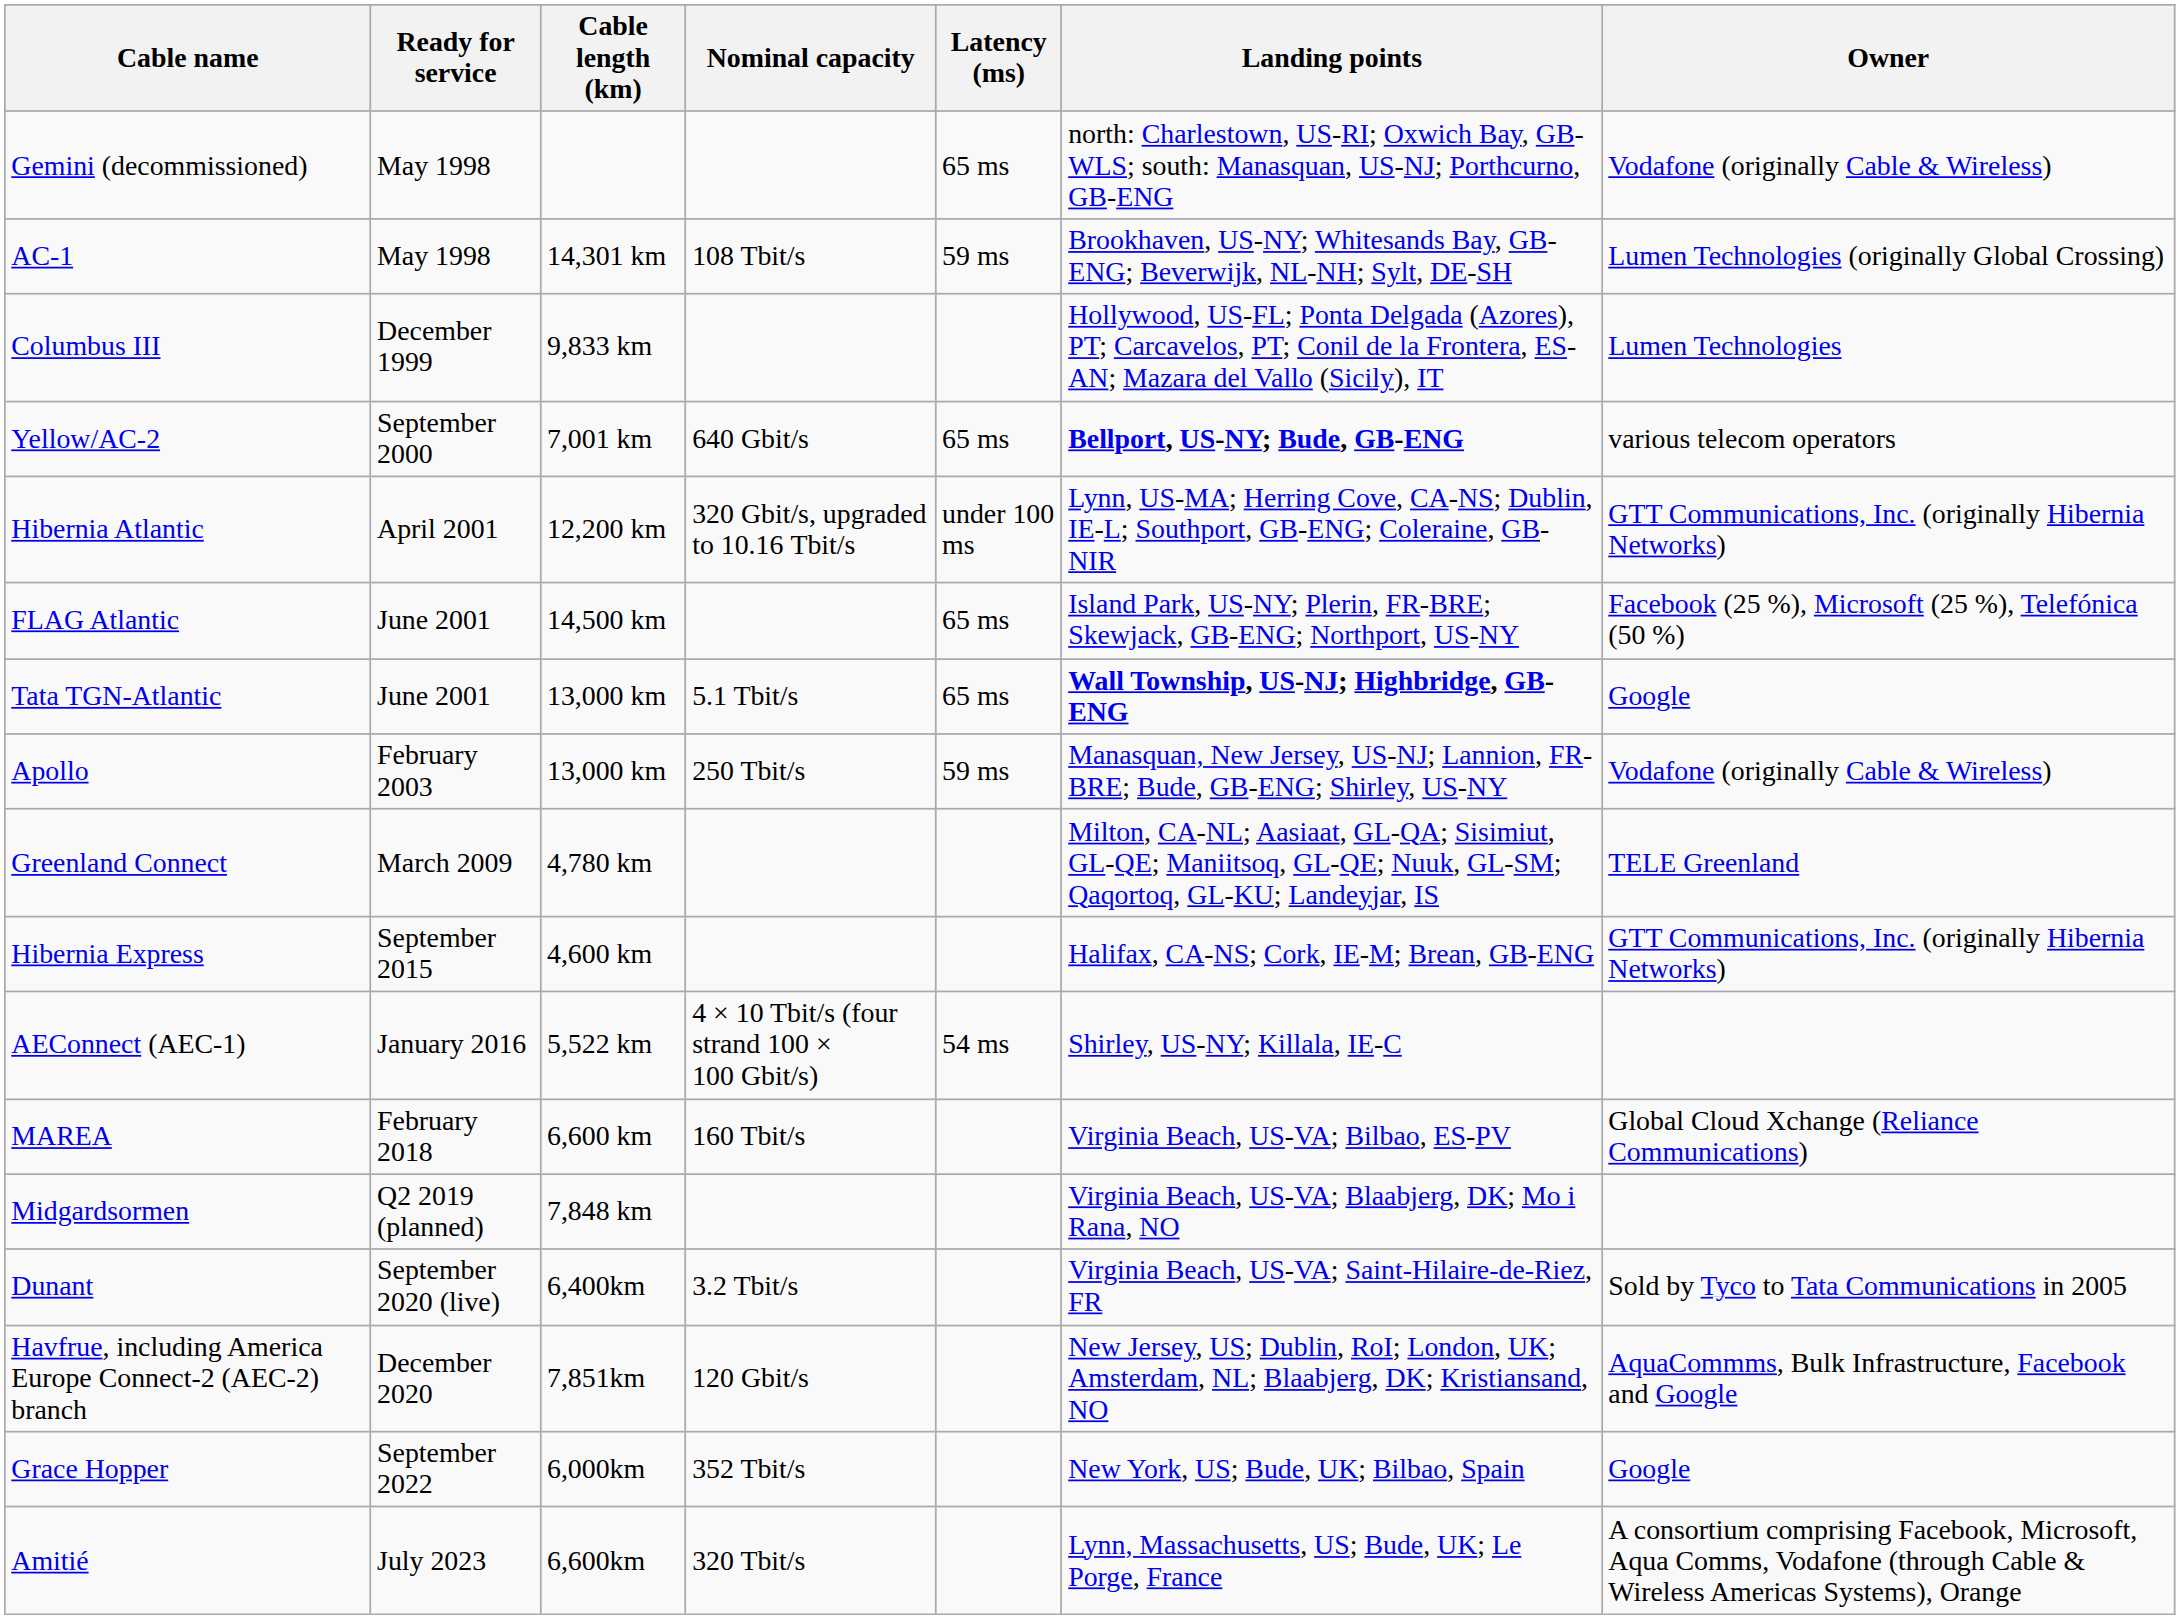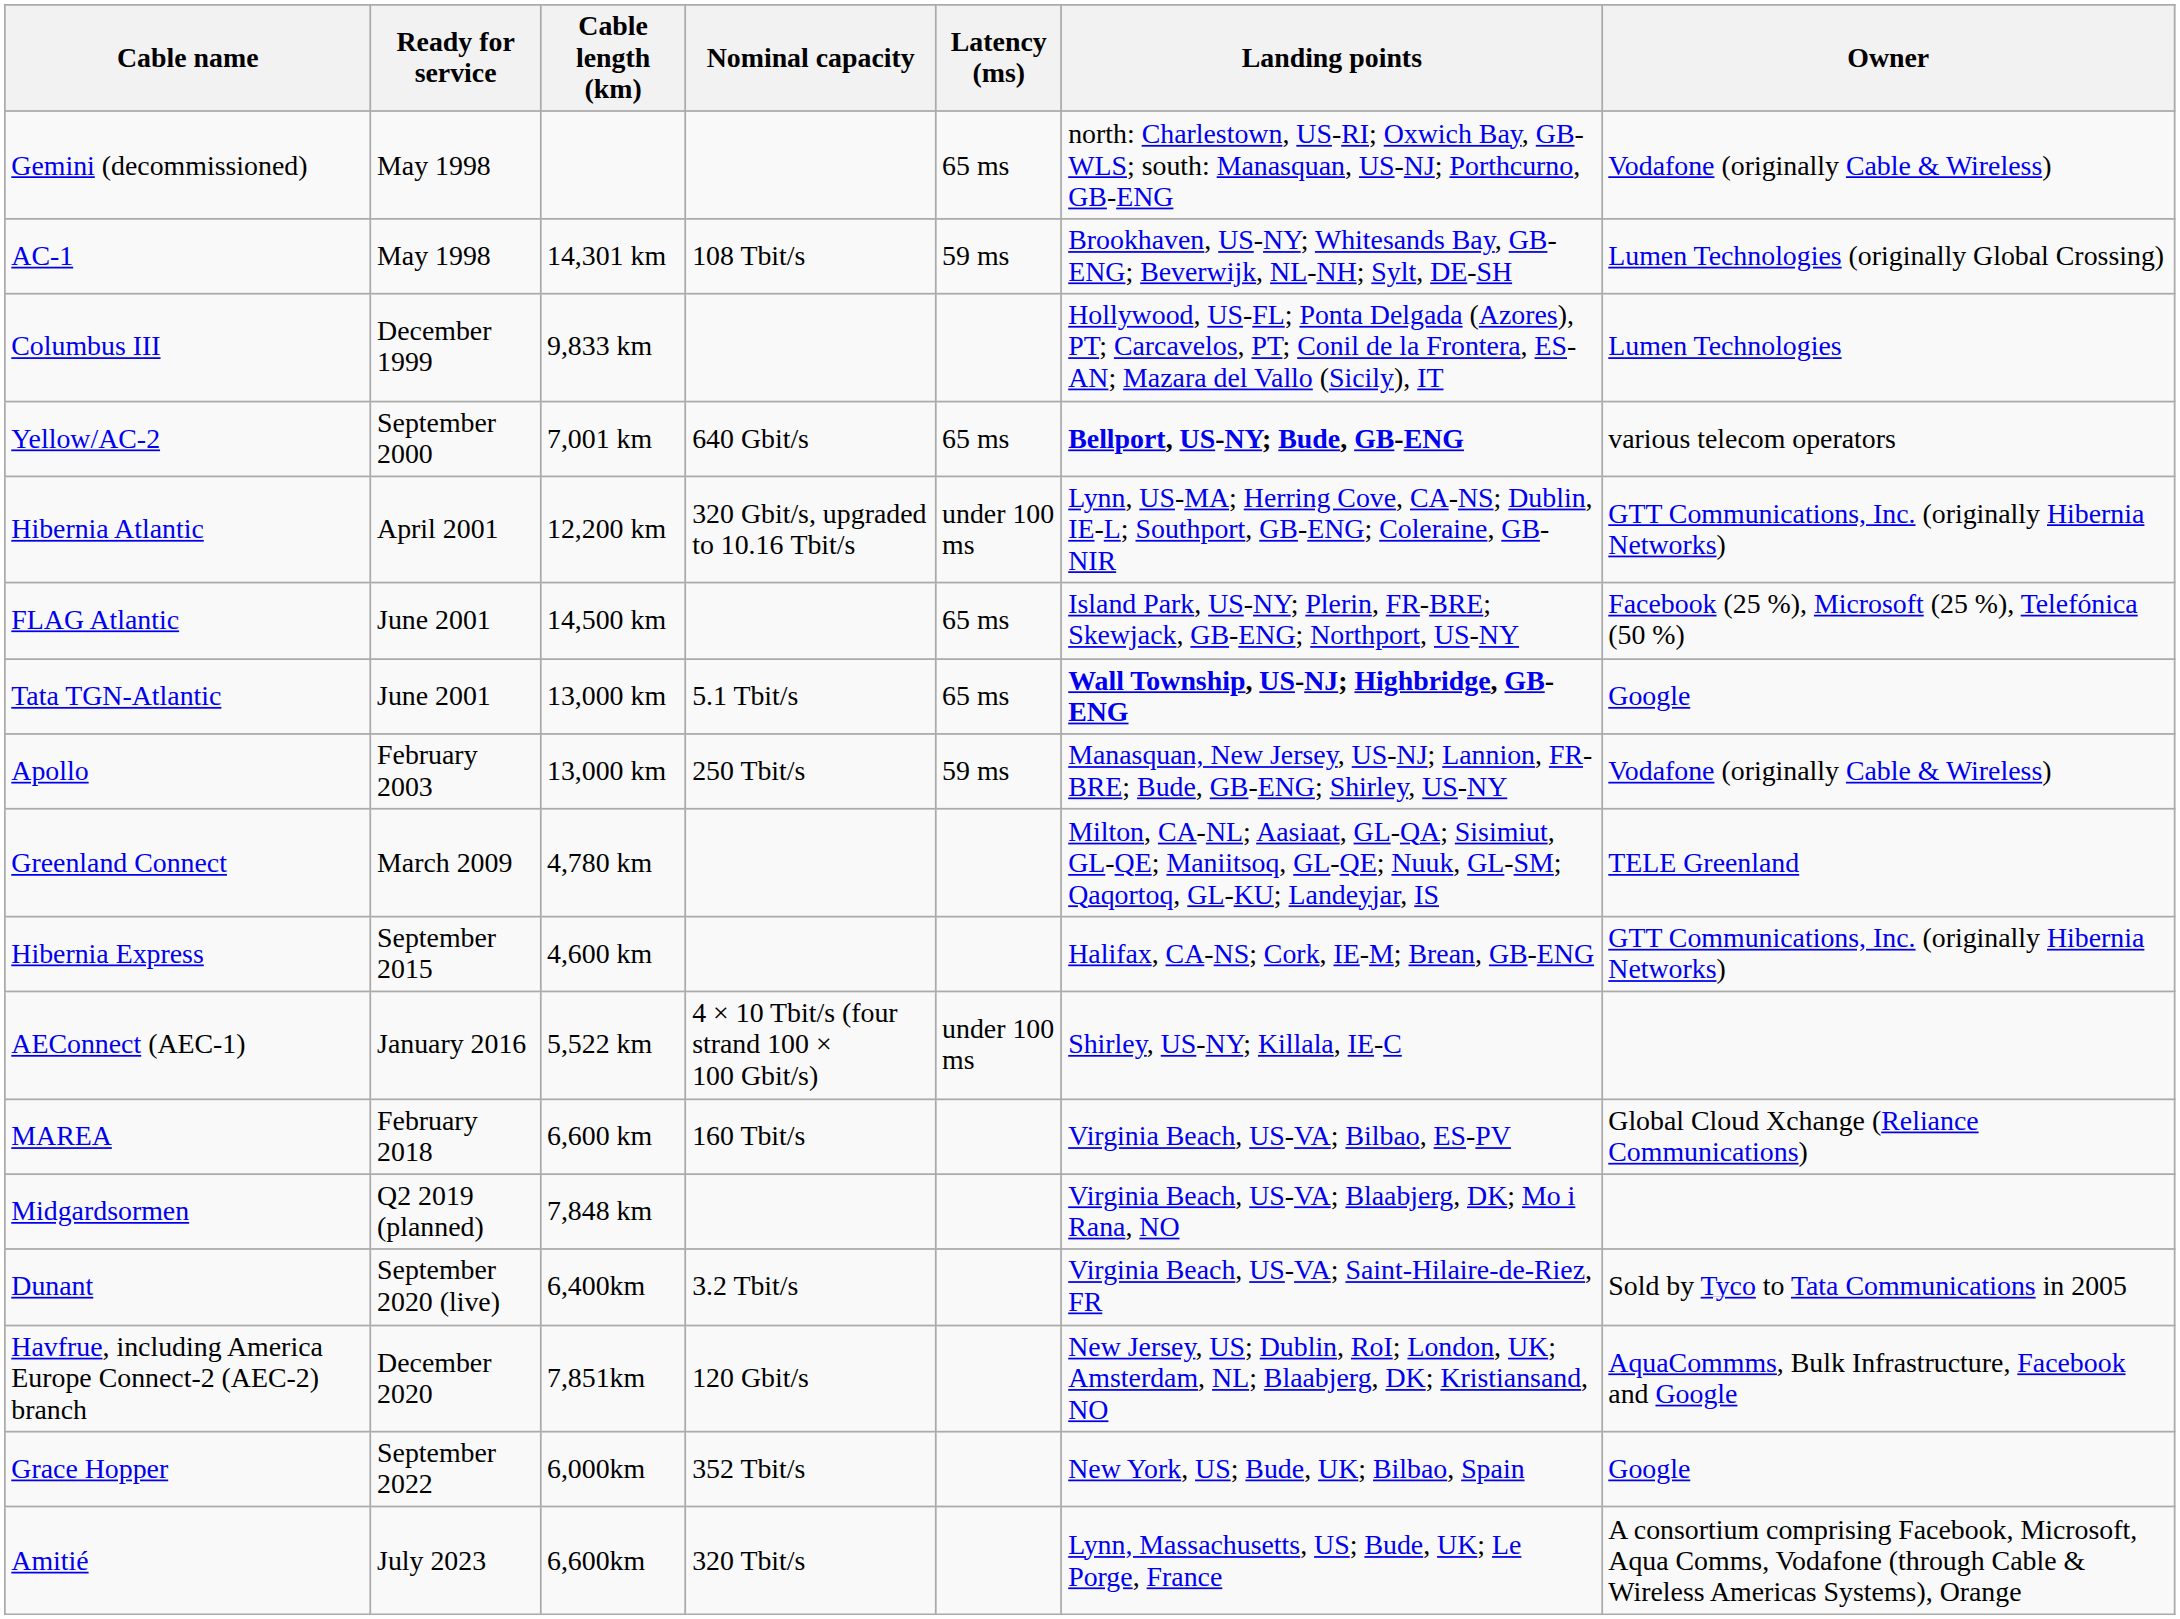(976, 1044) 54 ms -> (998, 1044) under 100 ms
